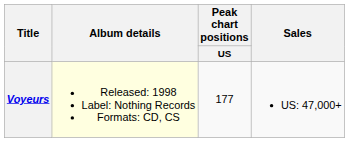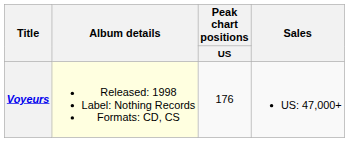(224, 99) 177 -> (224, 99) 176
